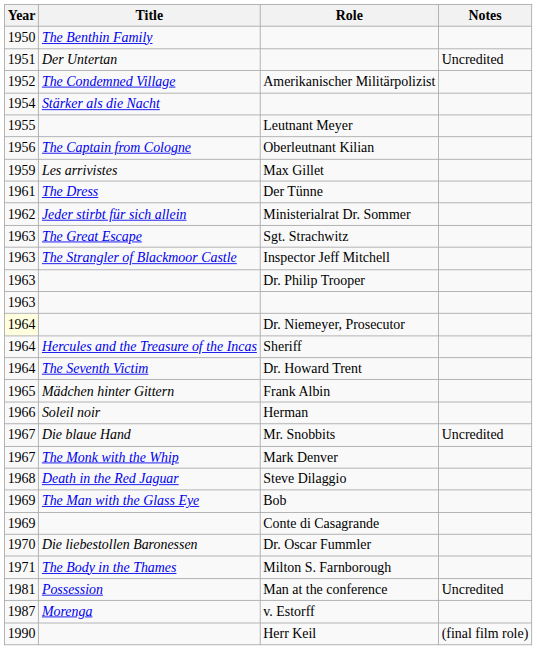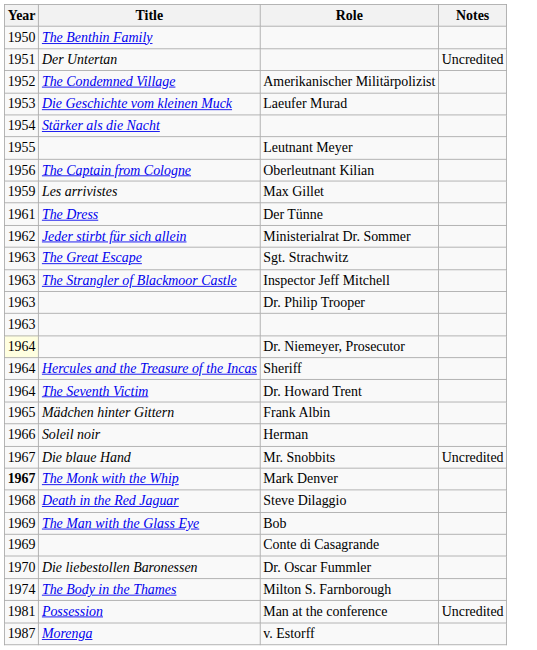+ row: (137, 103)
(22, 457) normal -> (22, 479) bold
(22, 567) 1971 -> (22, 589) 1974
- row: (149, 634)
